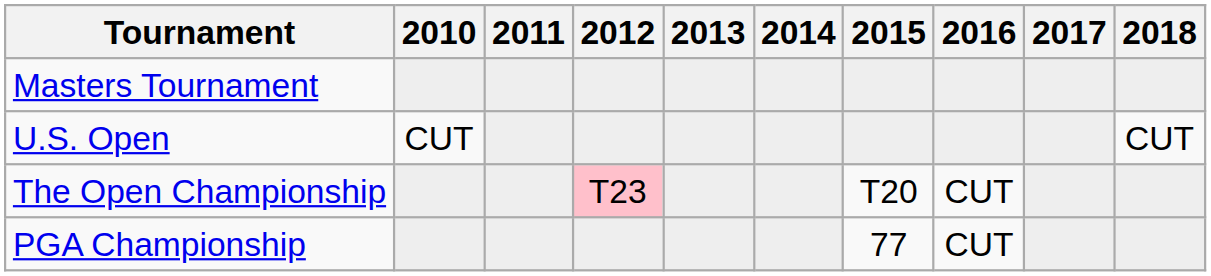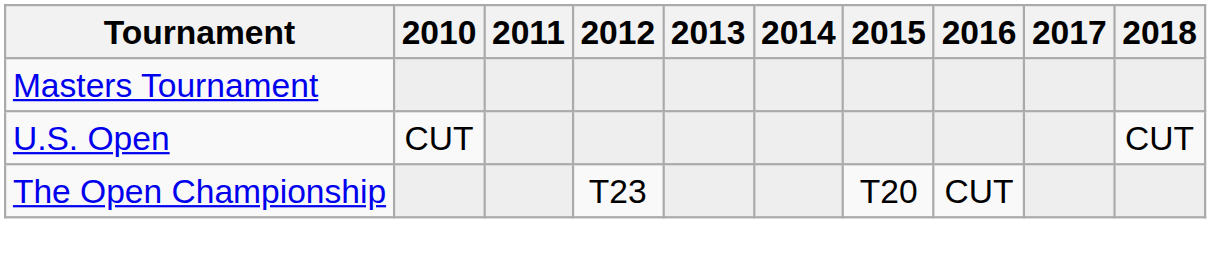(618, 191) pink background -> (618, 191) no background
- row: (159, 245)
